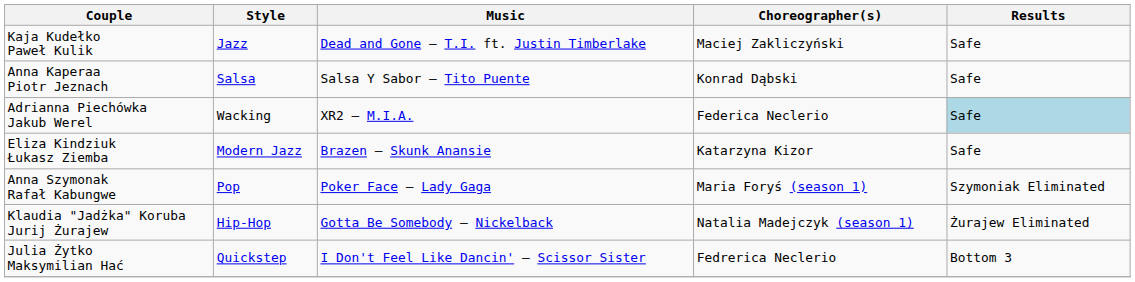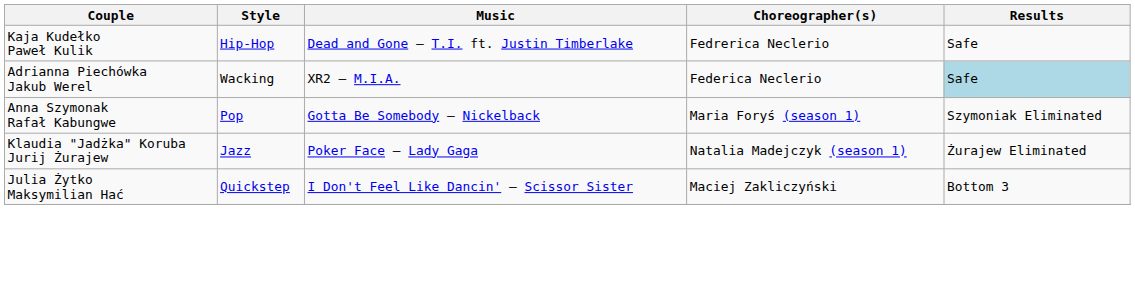(232, 43) Jazz -> (247, 43) Hip-Hop
(770, 43) Maciej Zakliczyński -> (760, 43) Fedrerica Neclerio
- row: (58, 79)
- row: (62, 151)
(406, 187) Poker Face — Lady Gaga -> (424, 115) Gotta Be Somebody – Nickelback
(244, 223) Hip-Hop -> (236, 151) Jazz
(437, 223) Gotta Be Somebody – Nickelback -> (393, 151) Poker Face — Lady Gaga
(766, 258) Fedrerica Neclerio -> (763, 187) Maciej Zakliczyński
